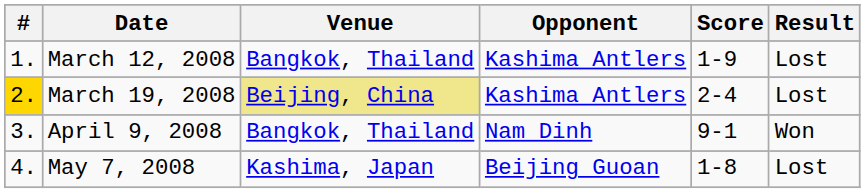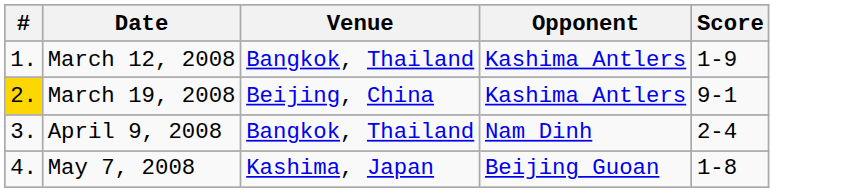- column: (815, 23)
(340, 96) khaki background -> (340, 96) no background
(717, 96) 2-4 -> (717, 96) 9-1
(717, 132) 9-1 -> (717, 132) 2-4
